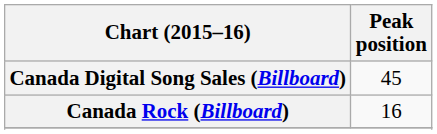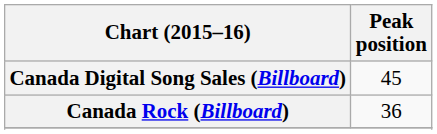(391, 111) 16 -> (391, 111) 36
